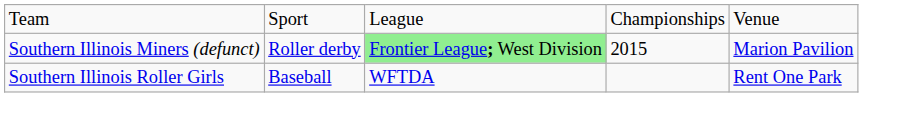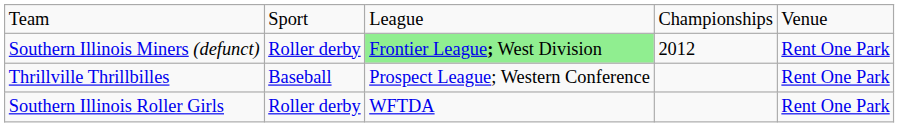(629, 48) 2015 -> (677, 48) 2012
(793, 48) Marion Pavilion -> (836, 48) Rent One Park
+ row: (89, 77)
(300, 77) Baseball -> (314, 106) Roller derby
